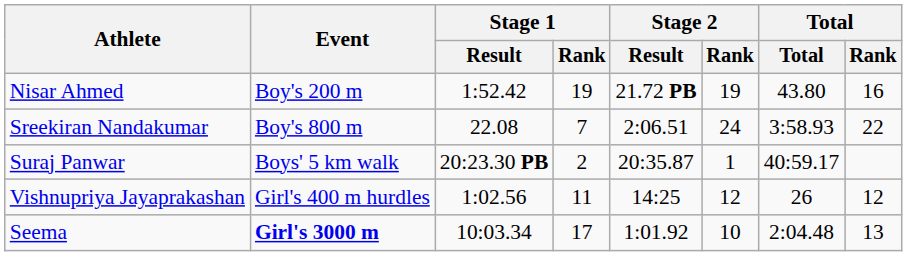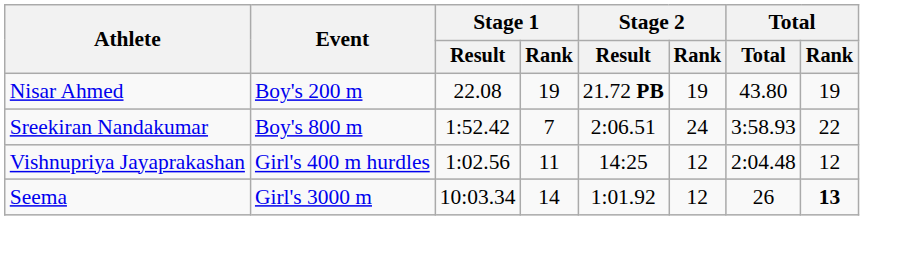(494, 91) 1:52.42 -> (478, 91) 22.08
(873, 91) 16 -> (829, 91) 19
(494, 126) 22.08 -> (478, 126) 1:52.42
- row: (67, 162)
(801, 197) 26 -> (763, 162) 2:04.48
(317, 233) bold -> (313, 197) normal
(582, 233) 17 -> (549, 197) 14
(730, 233) 10 -> (697, 197) 12
(801, 233) 2:04.48 -> (763, 197) 26
(873, 233) normal -> (829, 197) bold
